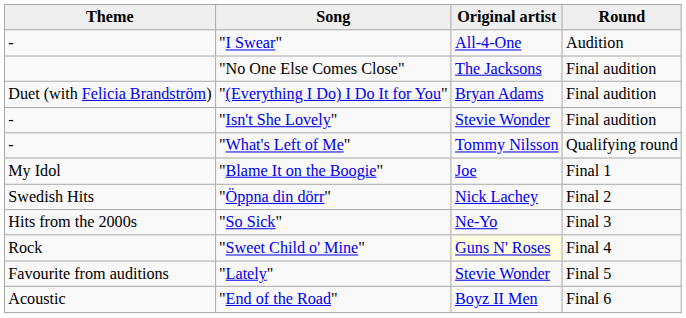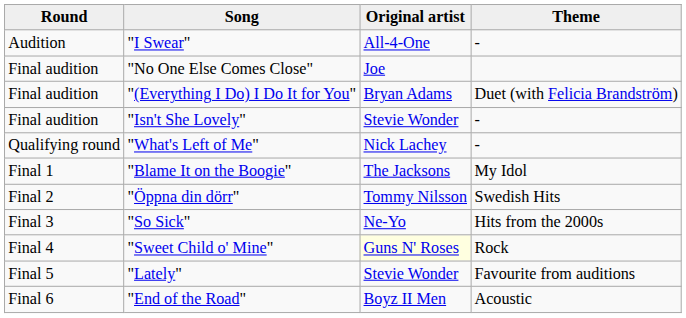columns swapped: (622, 17) <-> (110, 17)
(498, 68) The Jacksons -> (374, 68) Joe
(507, 145) Tommy Nilsson -> (405, 145) Nick Lachey
(466, 171) Joe -> (407, 171) The Jacksons
(497, 196) Nick Lachey -> (415, 196) Tommy Nilsson
